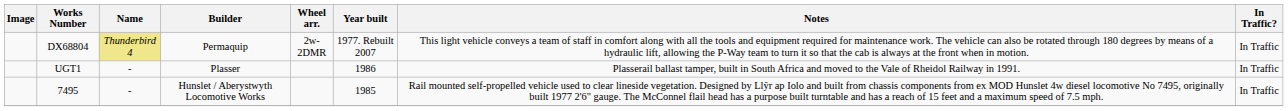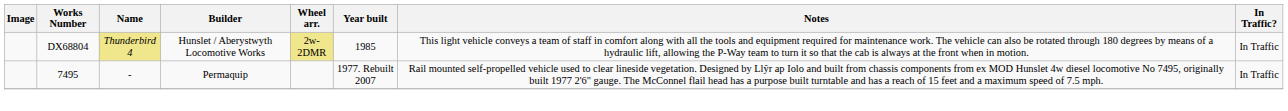(225, 46) Permaquip -> (225, 46) Hunslet / Aberystwyth Locomotive Works
(312, 46) no background -> (312, 46) khaki background
(365, 46) 1977. Rebuilt 2007 -> (365, 46) 1985
- row: (68, 69)
(225, 91) Hunslet / Aberystwyth Locomotive Works -> (225, 74) Permaquip
(365, 91) 1985 -> (365, 74) 1977. Rebuilt 2007
